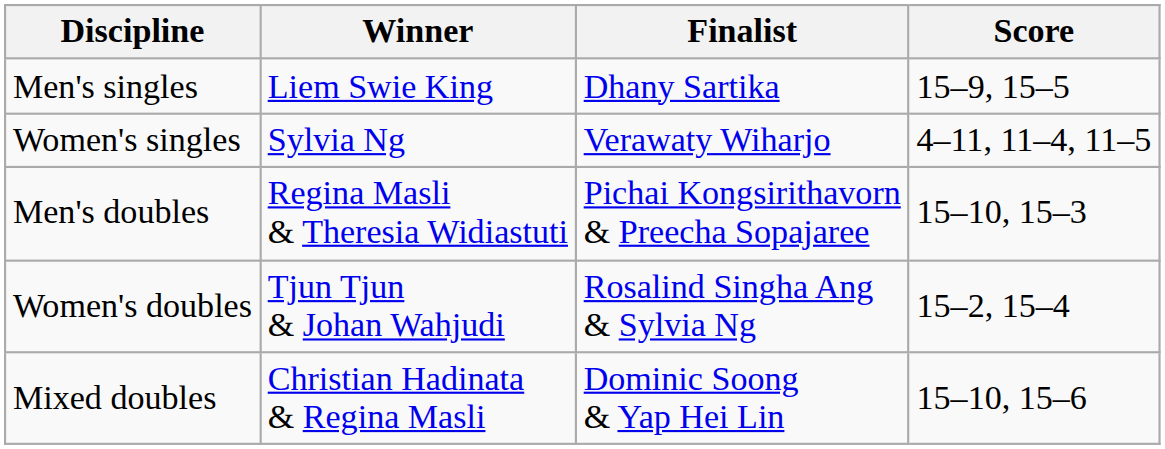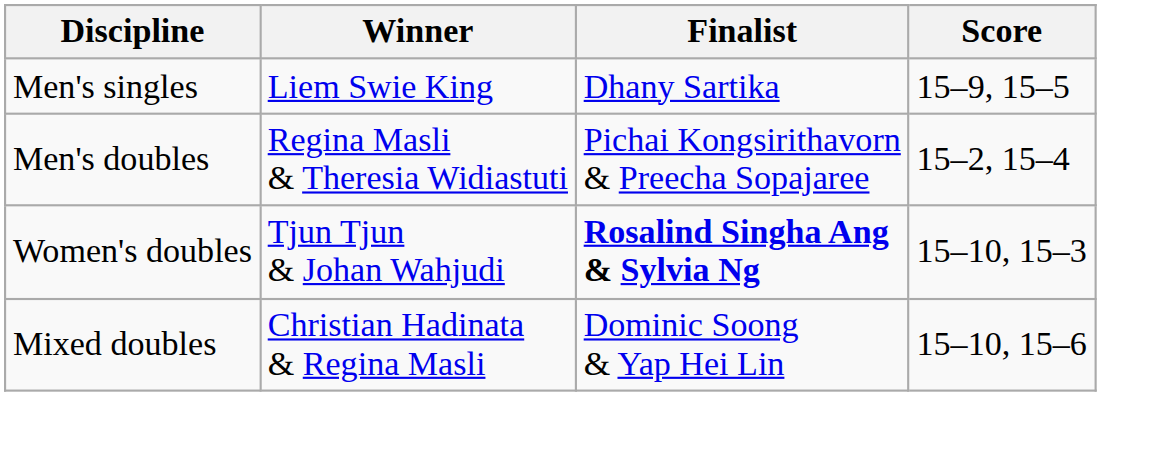- row: (127, 139)
(1002, 212) 15–10, 15–3 -> (993, 158) 15–2, 15–4
(729, 305) normal -> (736, 251) bold
(993, 305) 15–2, 15–4 -> (1002, 251) 15–10, 15–3
